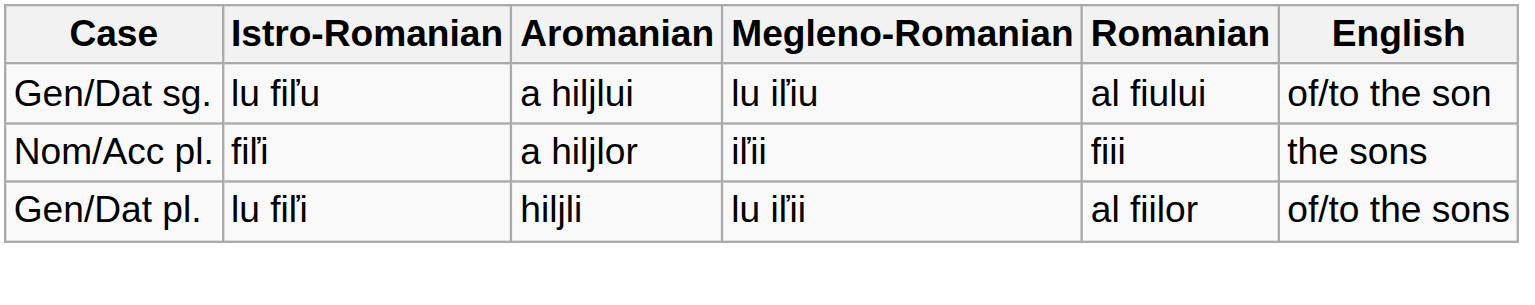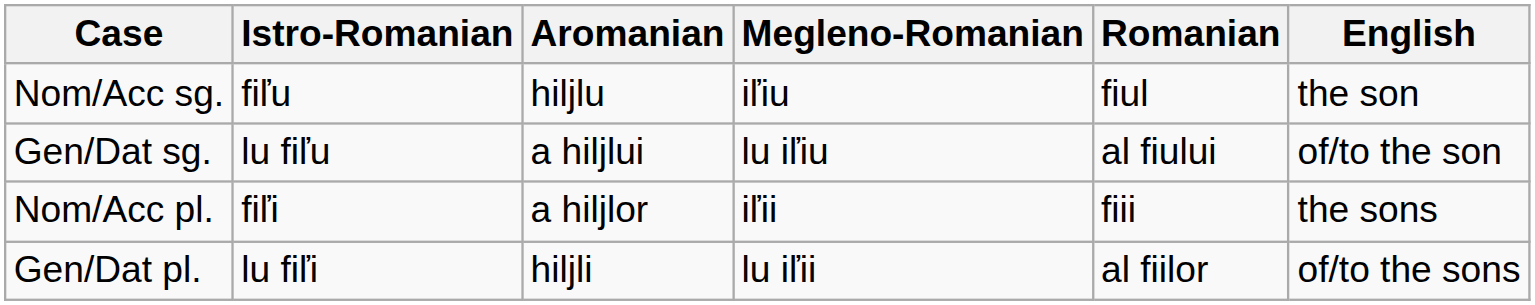+ row: (119, 92)
